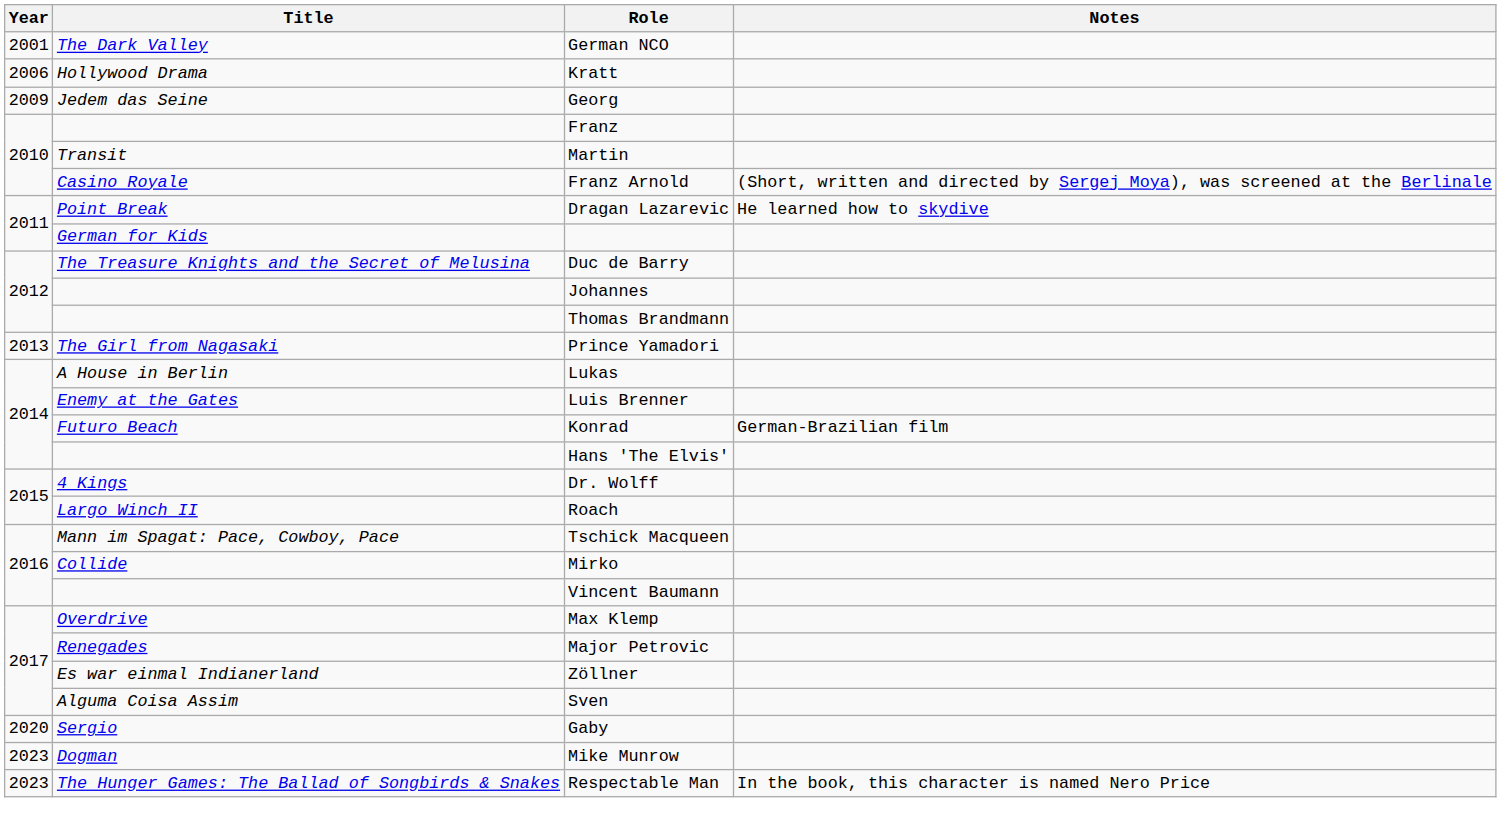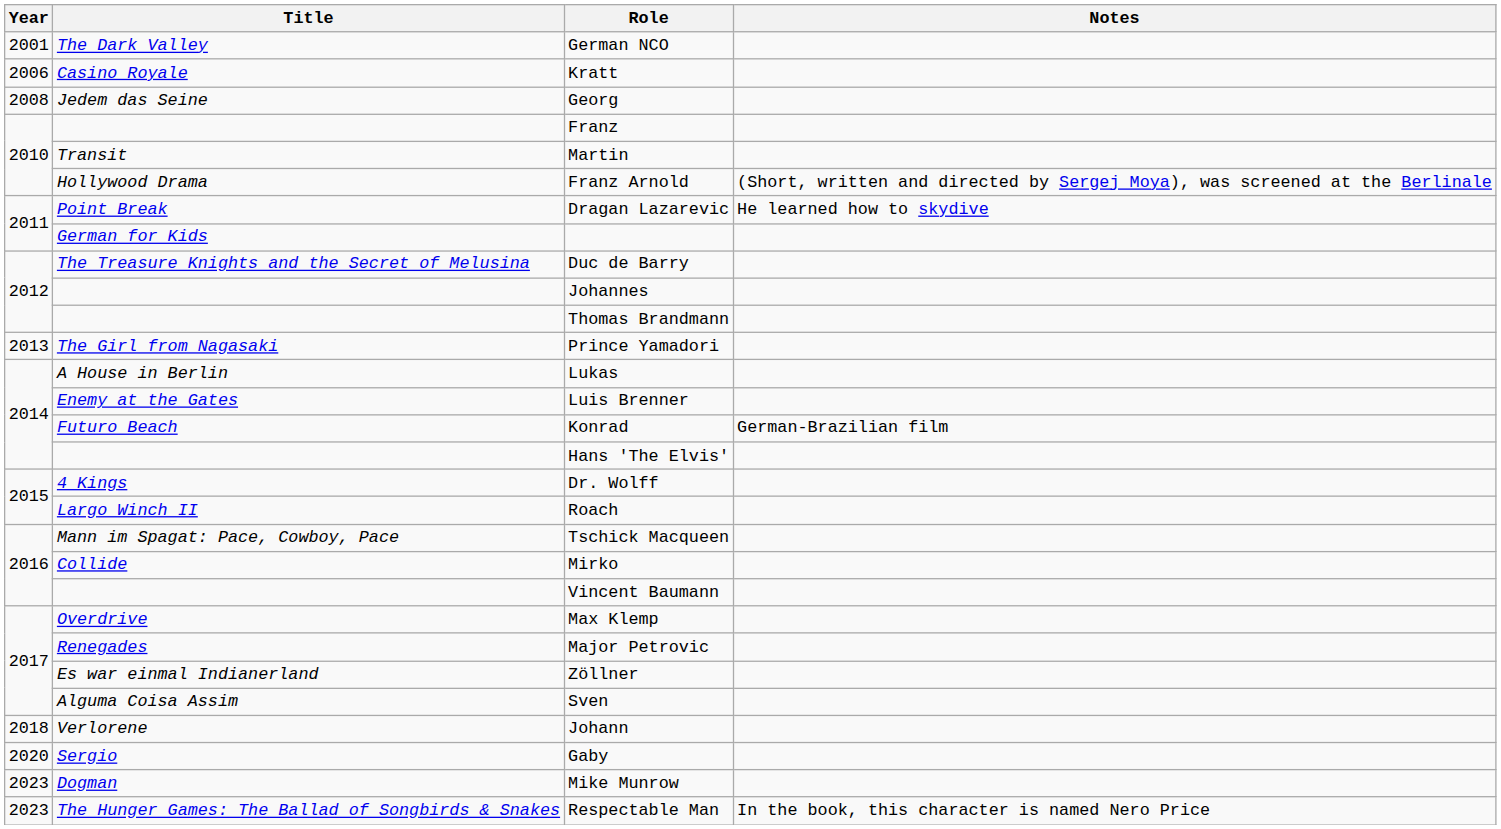(132, 73) Hollywood Drama -> (122, 73) Casino Royale
(29, 100) 2009 -> (29, 100) 2008
(122, 182) Casino Royale -> (132, 182) Hollywood Drama
+ row: (598, 729)
